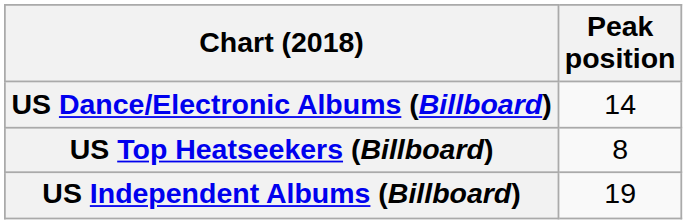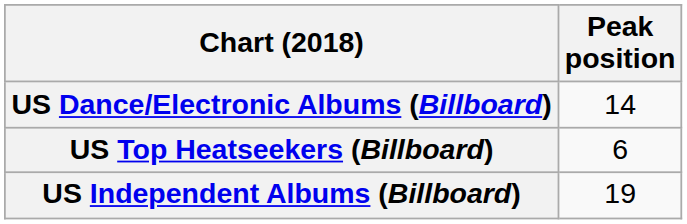(620, 149) 8 -> (620, 149) 6
